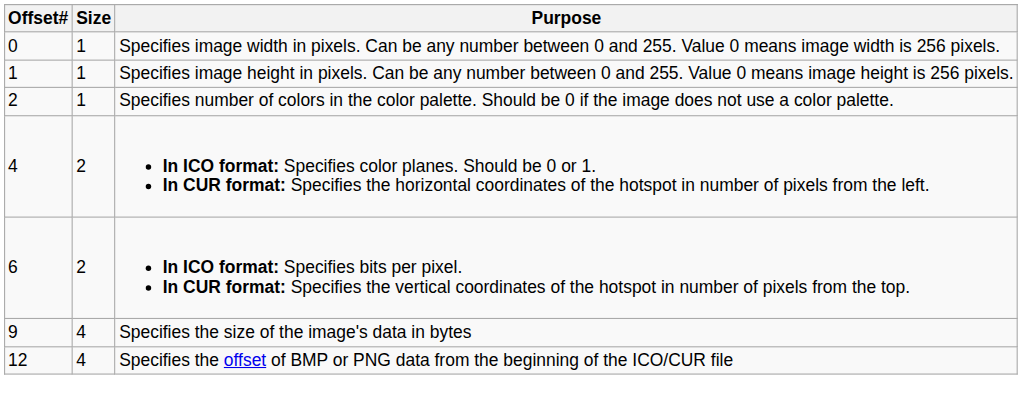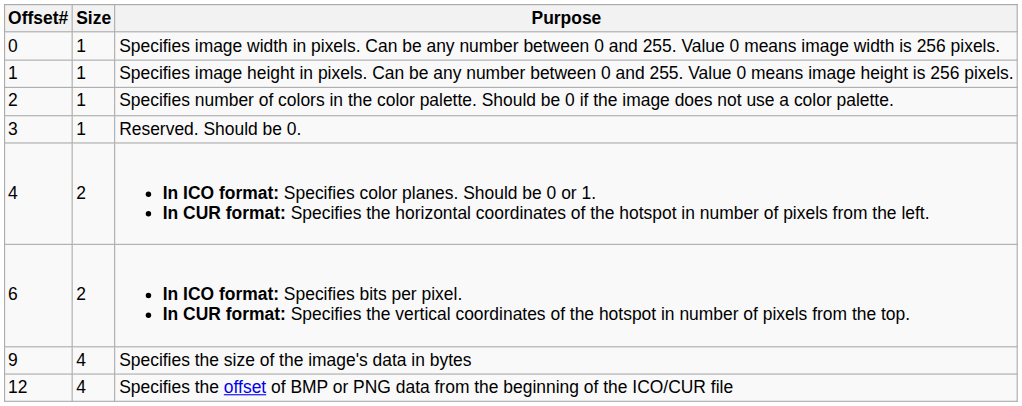+ row: (210, 128)
